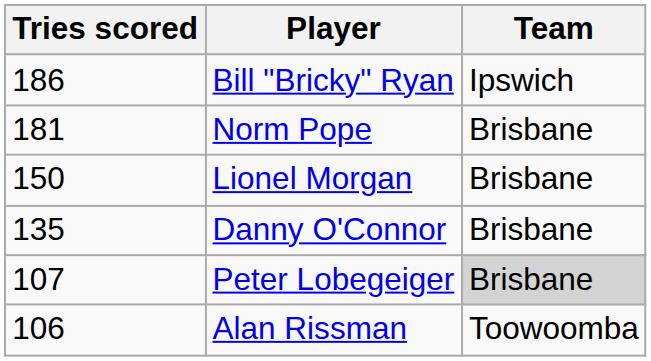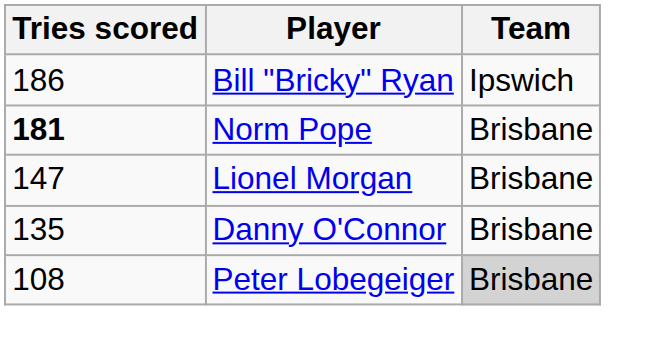(39, 129) normal -> (39, 129) bold
(39, 179) 150 -> (39, 179) 147
(39, 279) 107 -> (39, 279) 108
- row: (310, 329)
